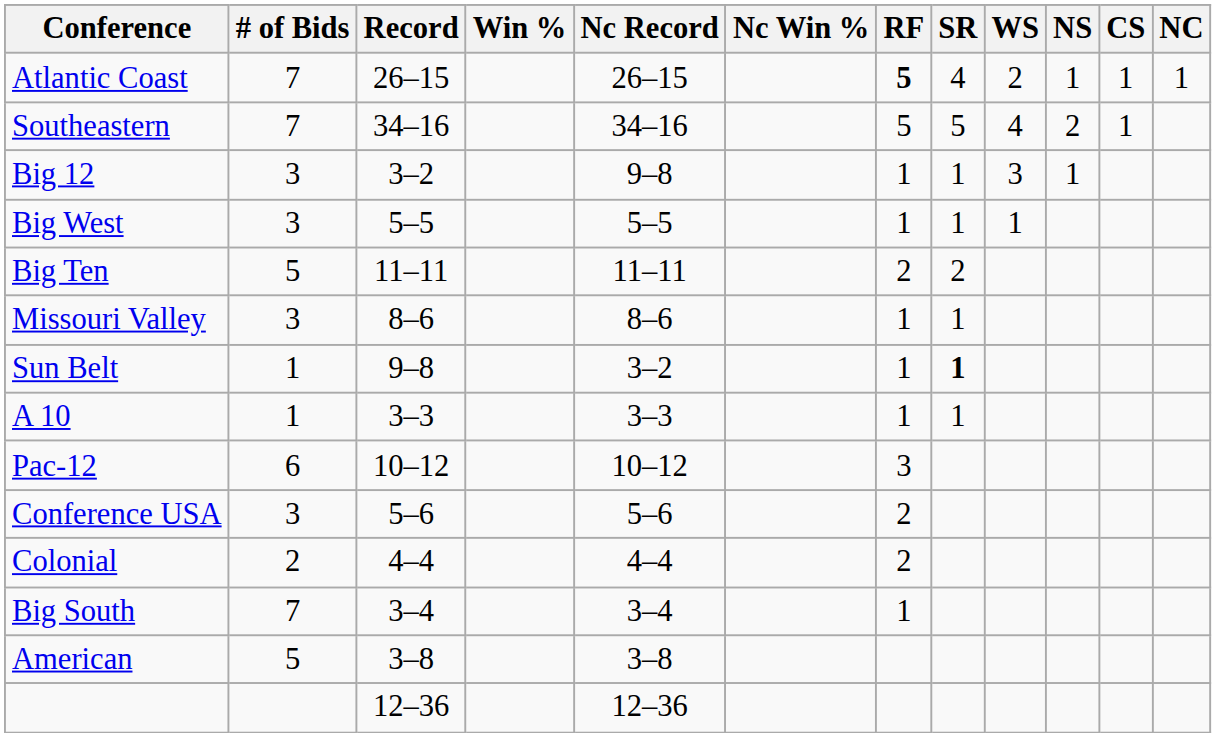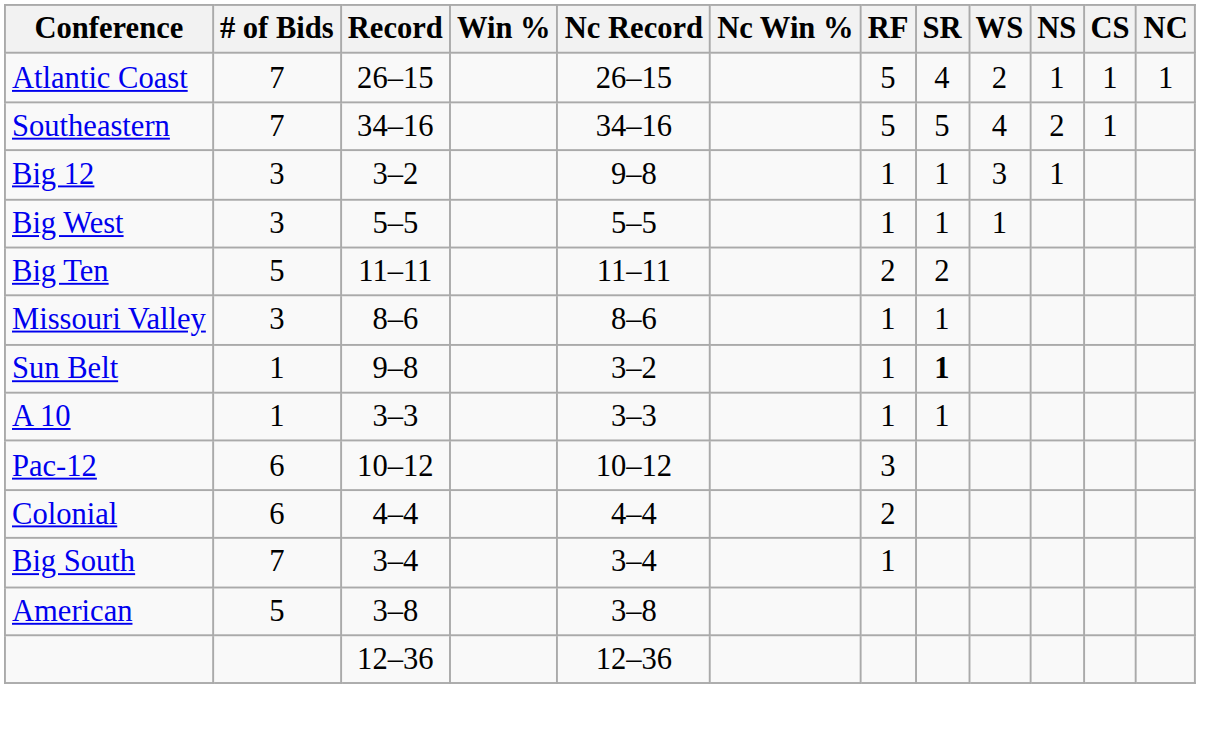(904, 77) bold -> (888, 77) normal
- row: (117, 513)
(293, 561) 2 -> (277, 513) 6
